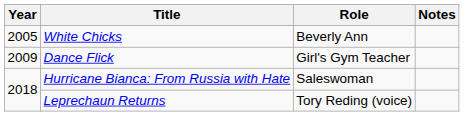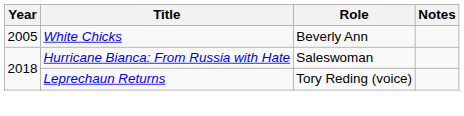- row: (79, 57)
